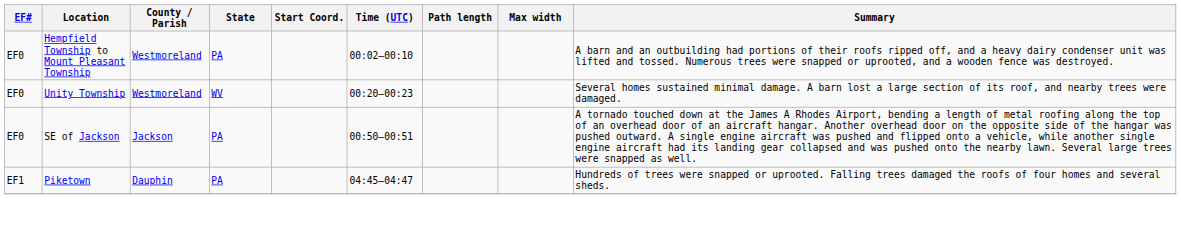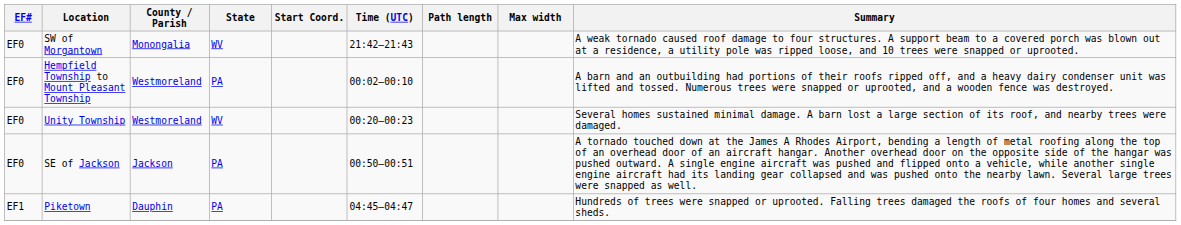+ row: (73, 45)
